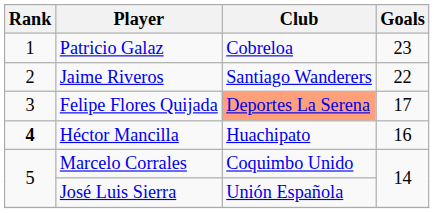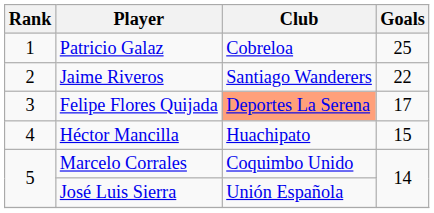(403, 47) 23 -> (403, 47) 25
(30, 134) bold -> (30, 134) normal
(403, 134) 16 -> (403, 134) 15
